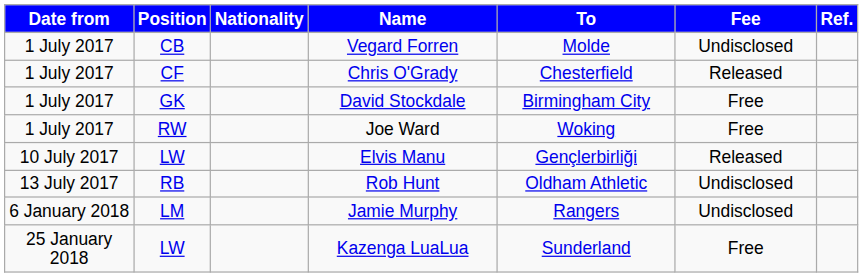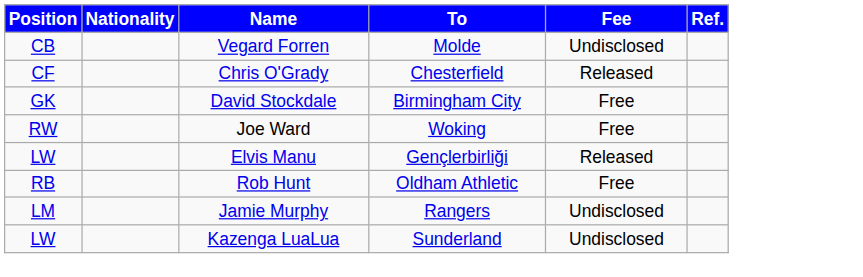- column: (69, 19)
(746, 184) Undisclosed -> (617, 184) Free
(746, 249) Free -> (616, 239) Undisclosed
